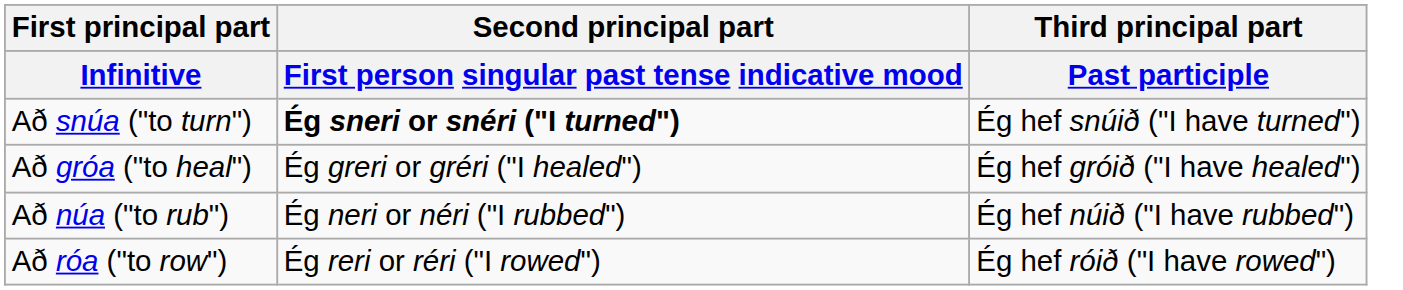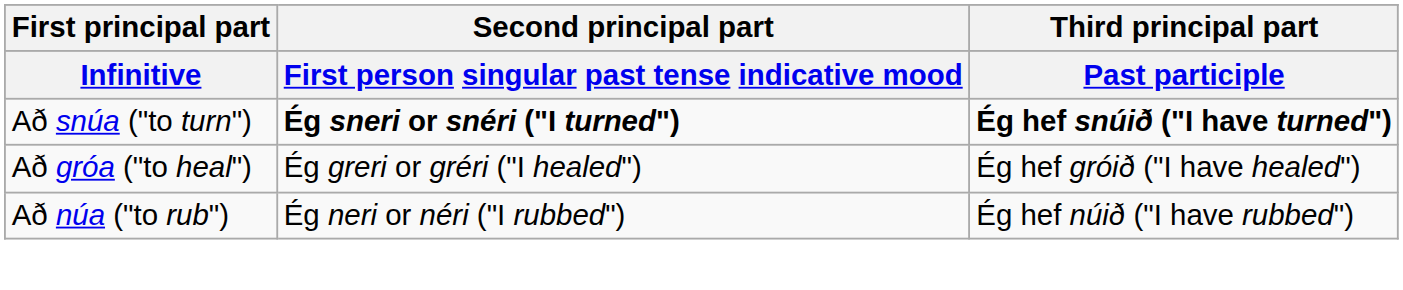(1168, 121) normal -> (1184, 121) bold
- row: (120, 261)
